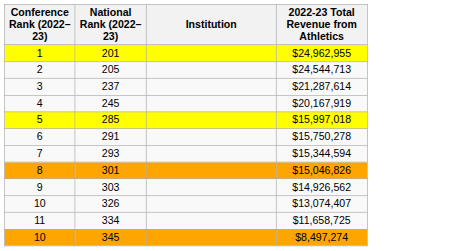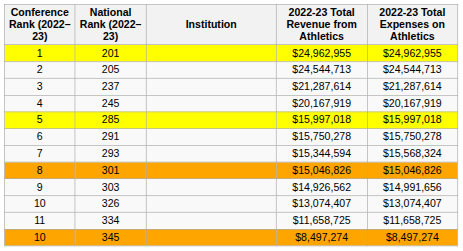+ column: (412, 24)
